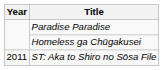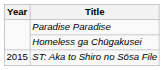(17, 57) 2011 -> (17, 57) 2015
